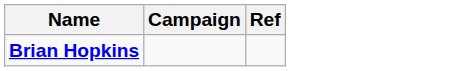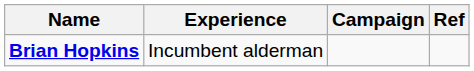+ column: (236, 19)
